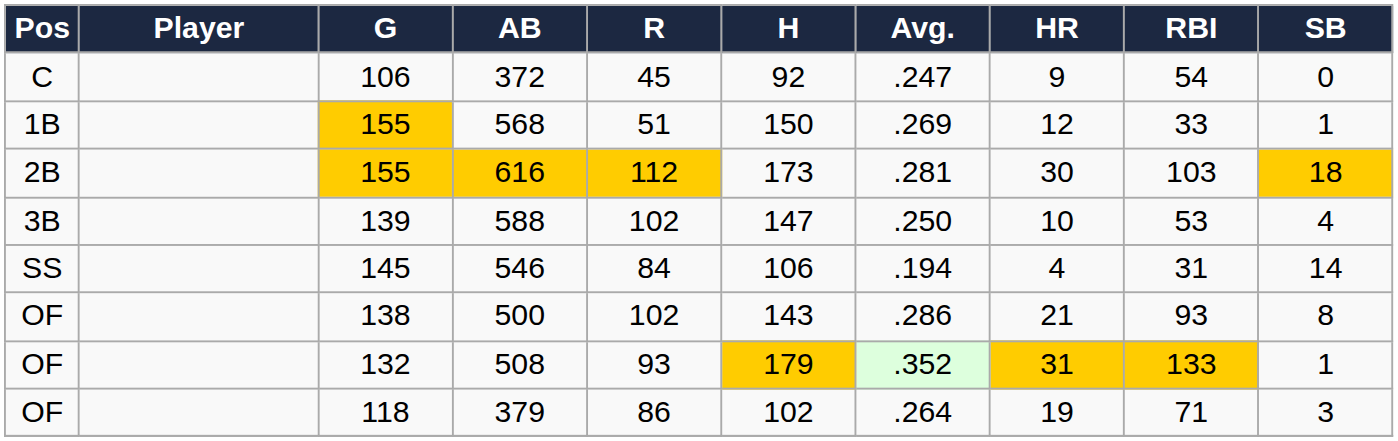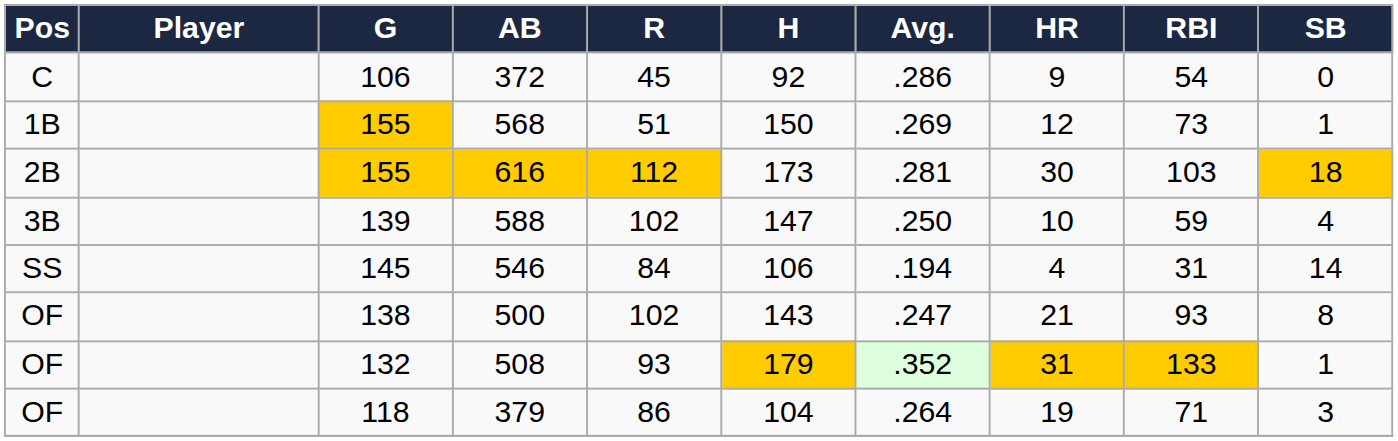(923, 76) .247 -> (923, 76) .286
(1191, 124) 33 -> (1191, 124) 73
(1191, 220) 53 -> (1191, 220) 59
(923, 316) .286 -> (923, 316) .247
(788, 412) 102 -> (788, 412) 104
